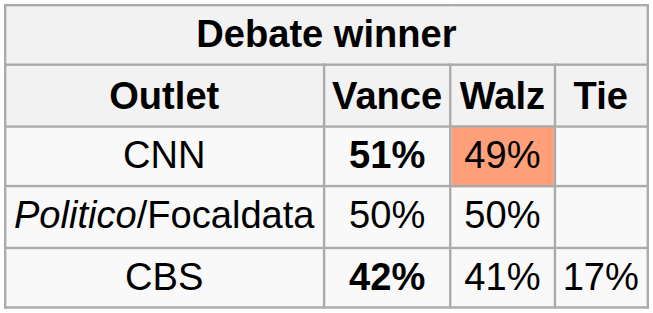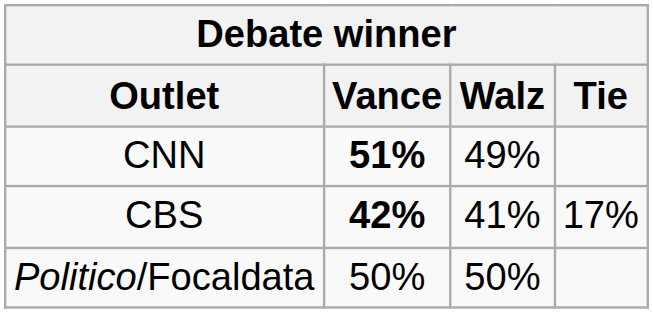(502, 155) lightsalmon background -> (502, 155) no background
rows swapped: (164, 276) <-> (164, 215)
